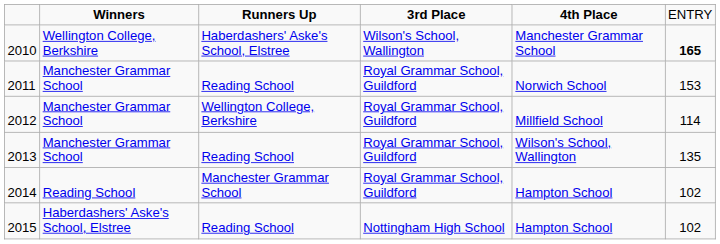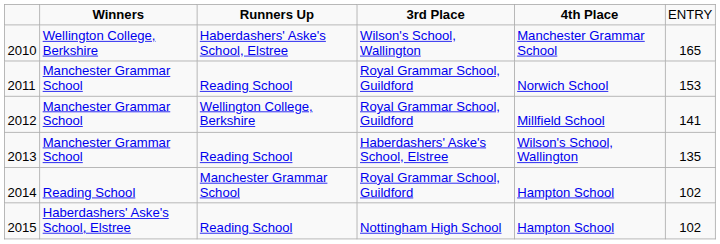(690, 50) bold -> (690, 50) normal
(690, 121) 114 -> (690, 121) 141
(433, 149) Royal Grammar School, Guildford -> (423, 149) Haberdashers' Aske's School, Elstree
